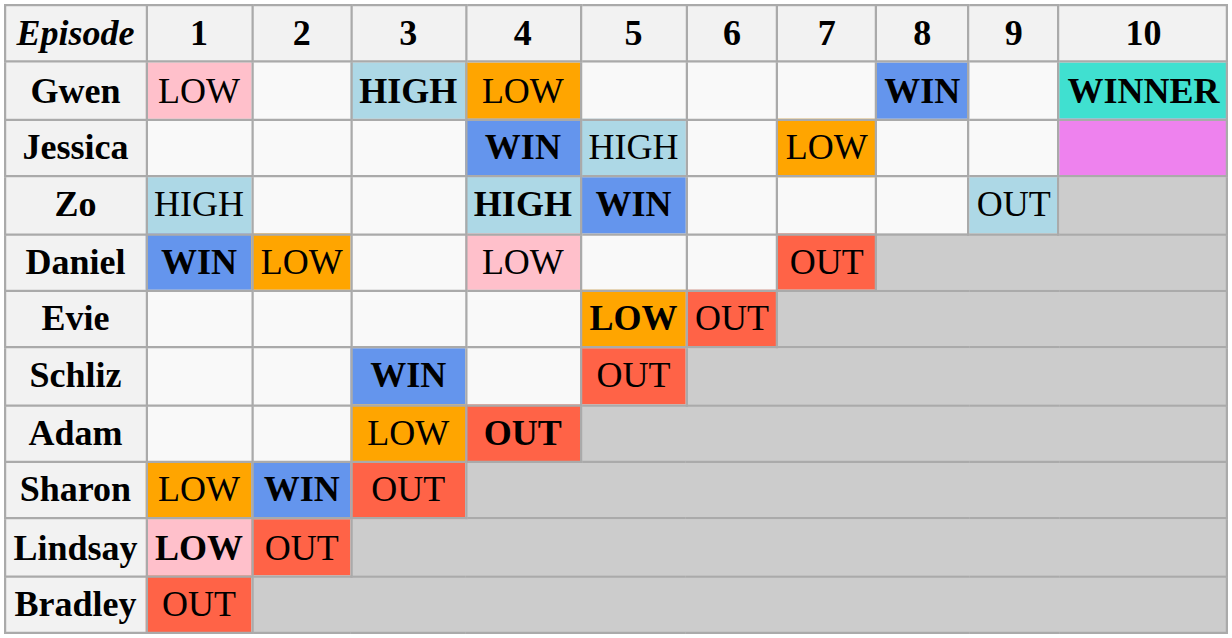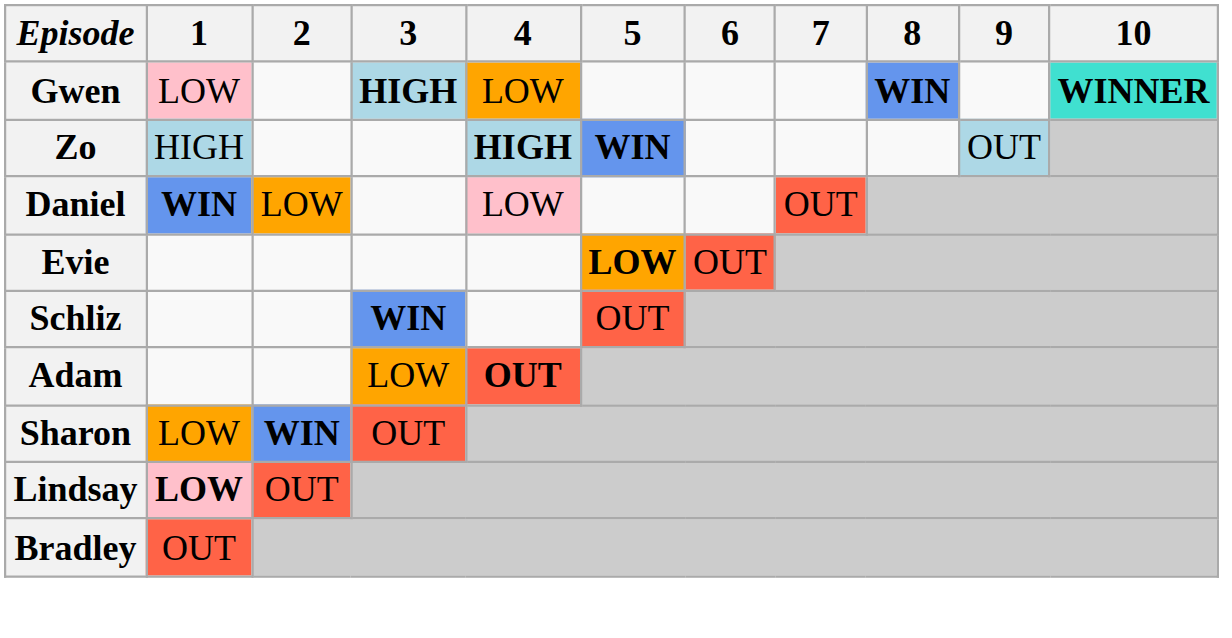- row: (75, 147)
